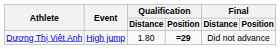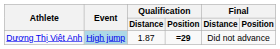(106, 38) no background -> (106, 38) lightblue background
(146, 38) 1.80 -> (146, 38) 1.87
